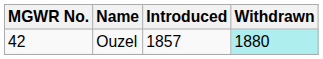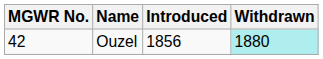(164, 41) 1857 -> (164, 41) 1856
